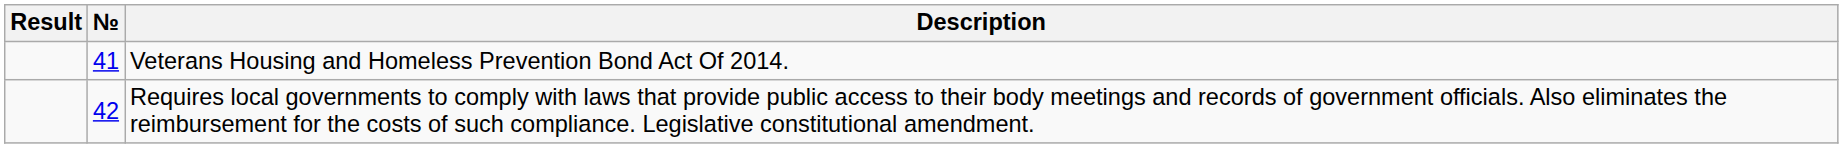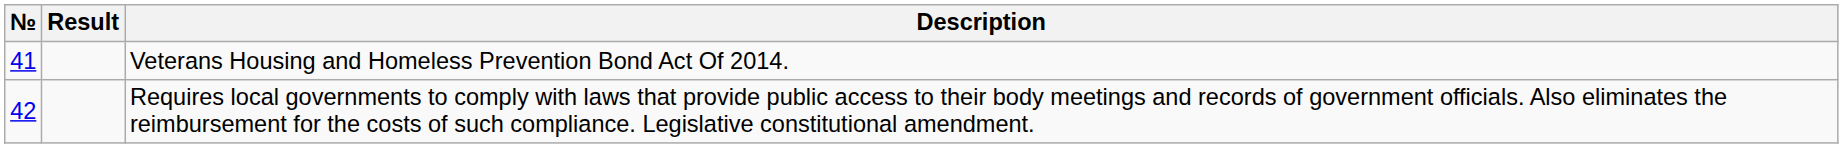columns swapped: (106, 23) <-> (46, 23)
